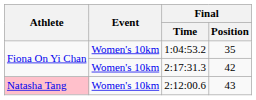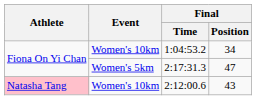(230, 50) 35 -> (230, 50) 34
(125, 68) Women's 10km -> (123, 68) Women's 5km
(230, 68) 42 -> (230, 68) 47
